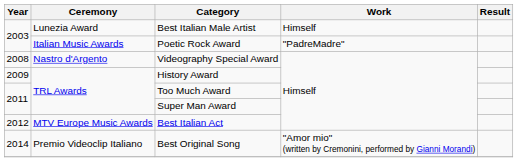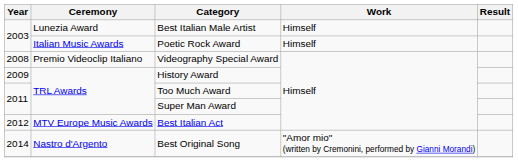(314, 43) "PadreMadre" -> (299, 43) Himself
(70, 59) Nastro d'Argento -> (88, 59) Premio Videoclip Italiano
(88, 143) Premio Videoclip Italiano -> (70, 143) Nastro d'Argento
